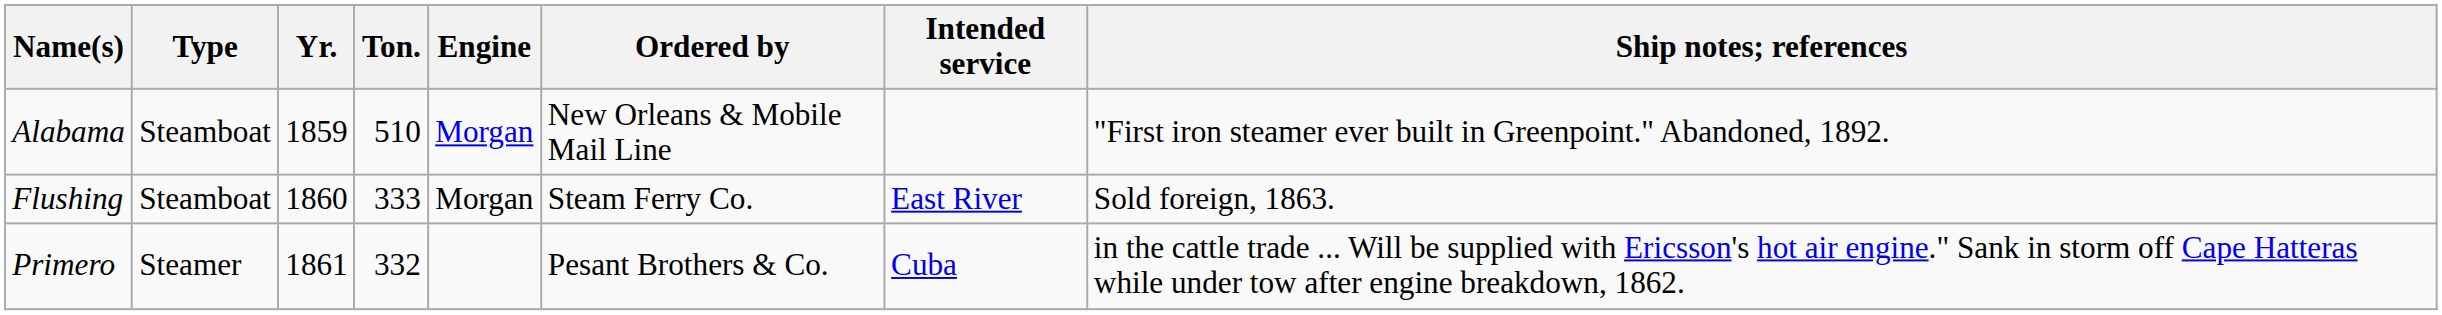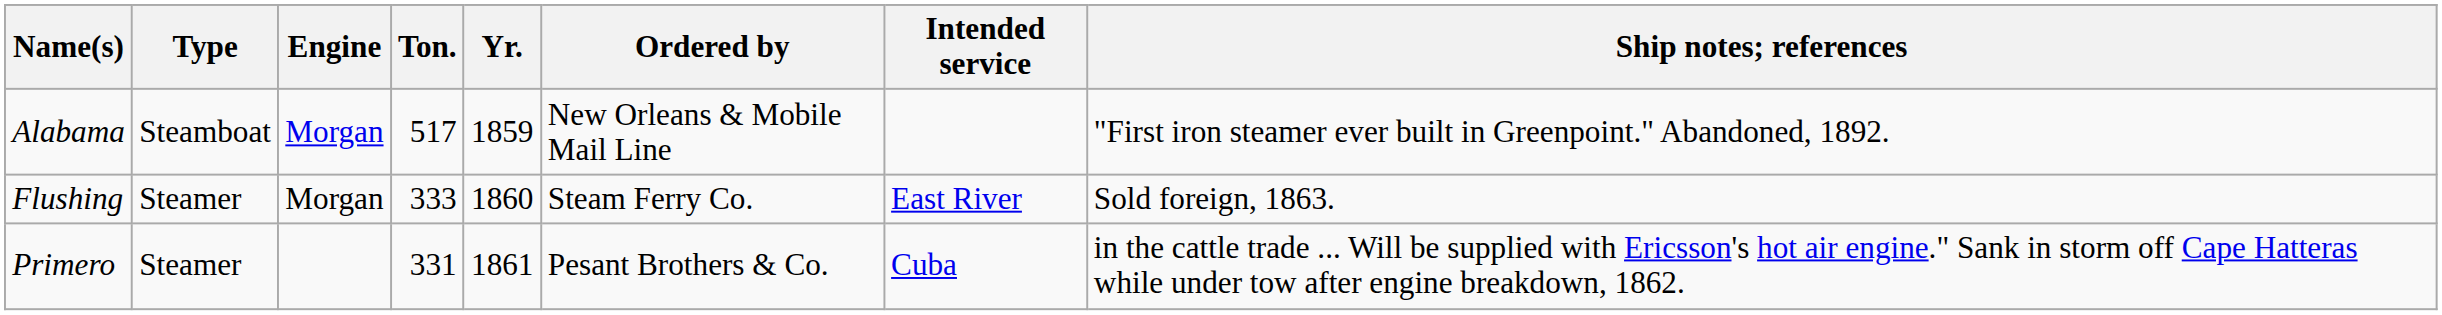columns swapped: (317, 46) <-> (484, 46)
(397, 131) 510 -> (433, 131) 517
(205, 198) Steamboat -> (190, 198) Steamer
(397, 265) 332 -> (433, 265) 331
